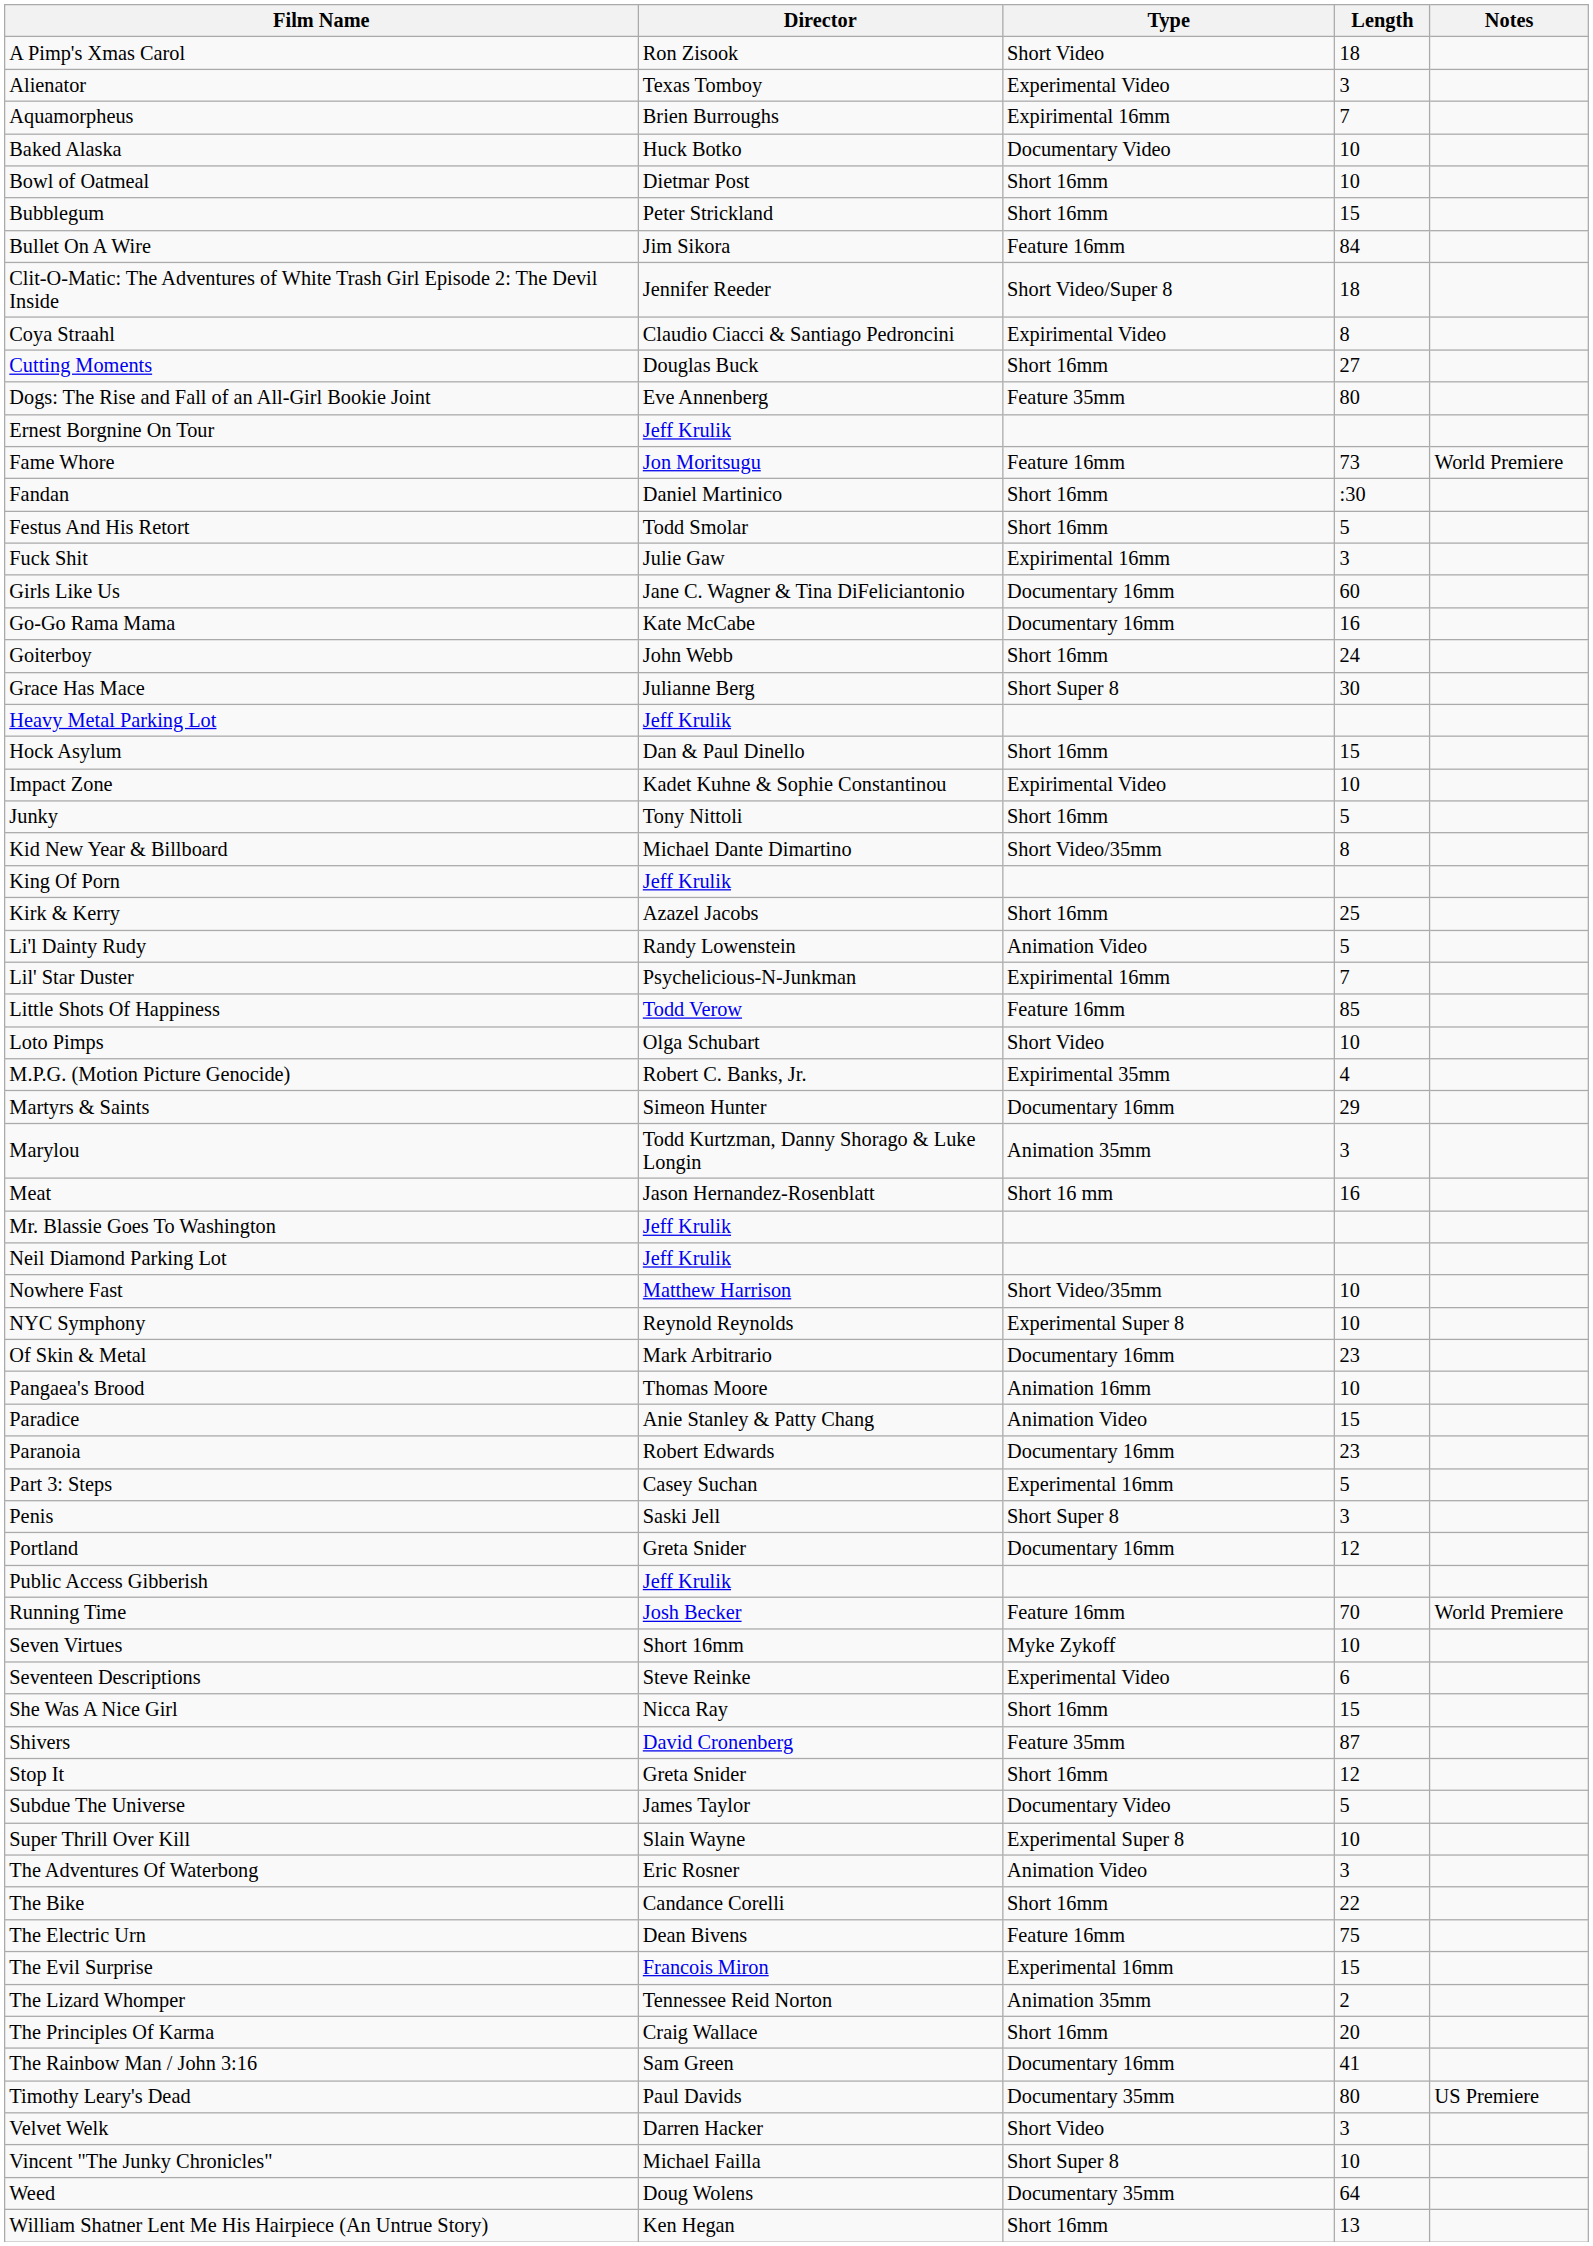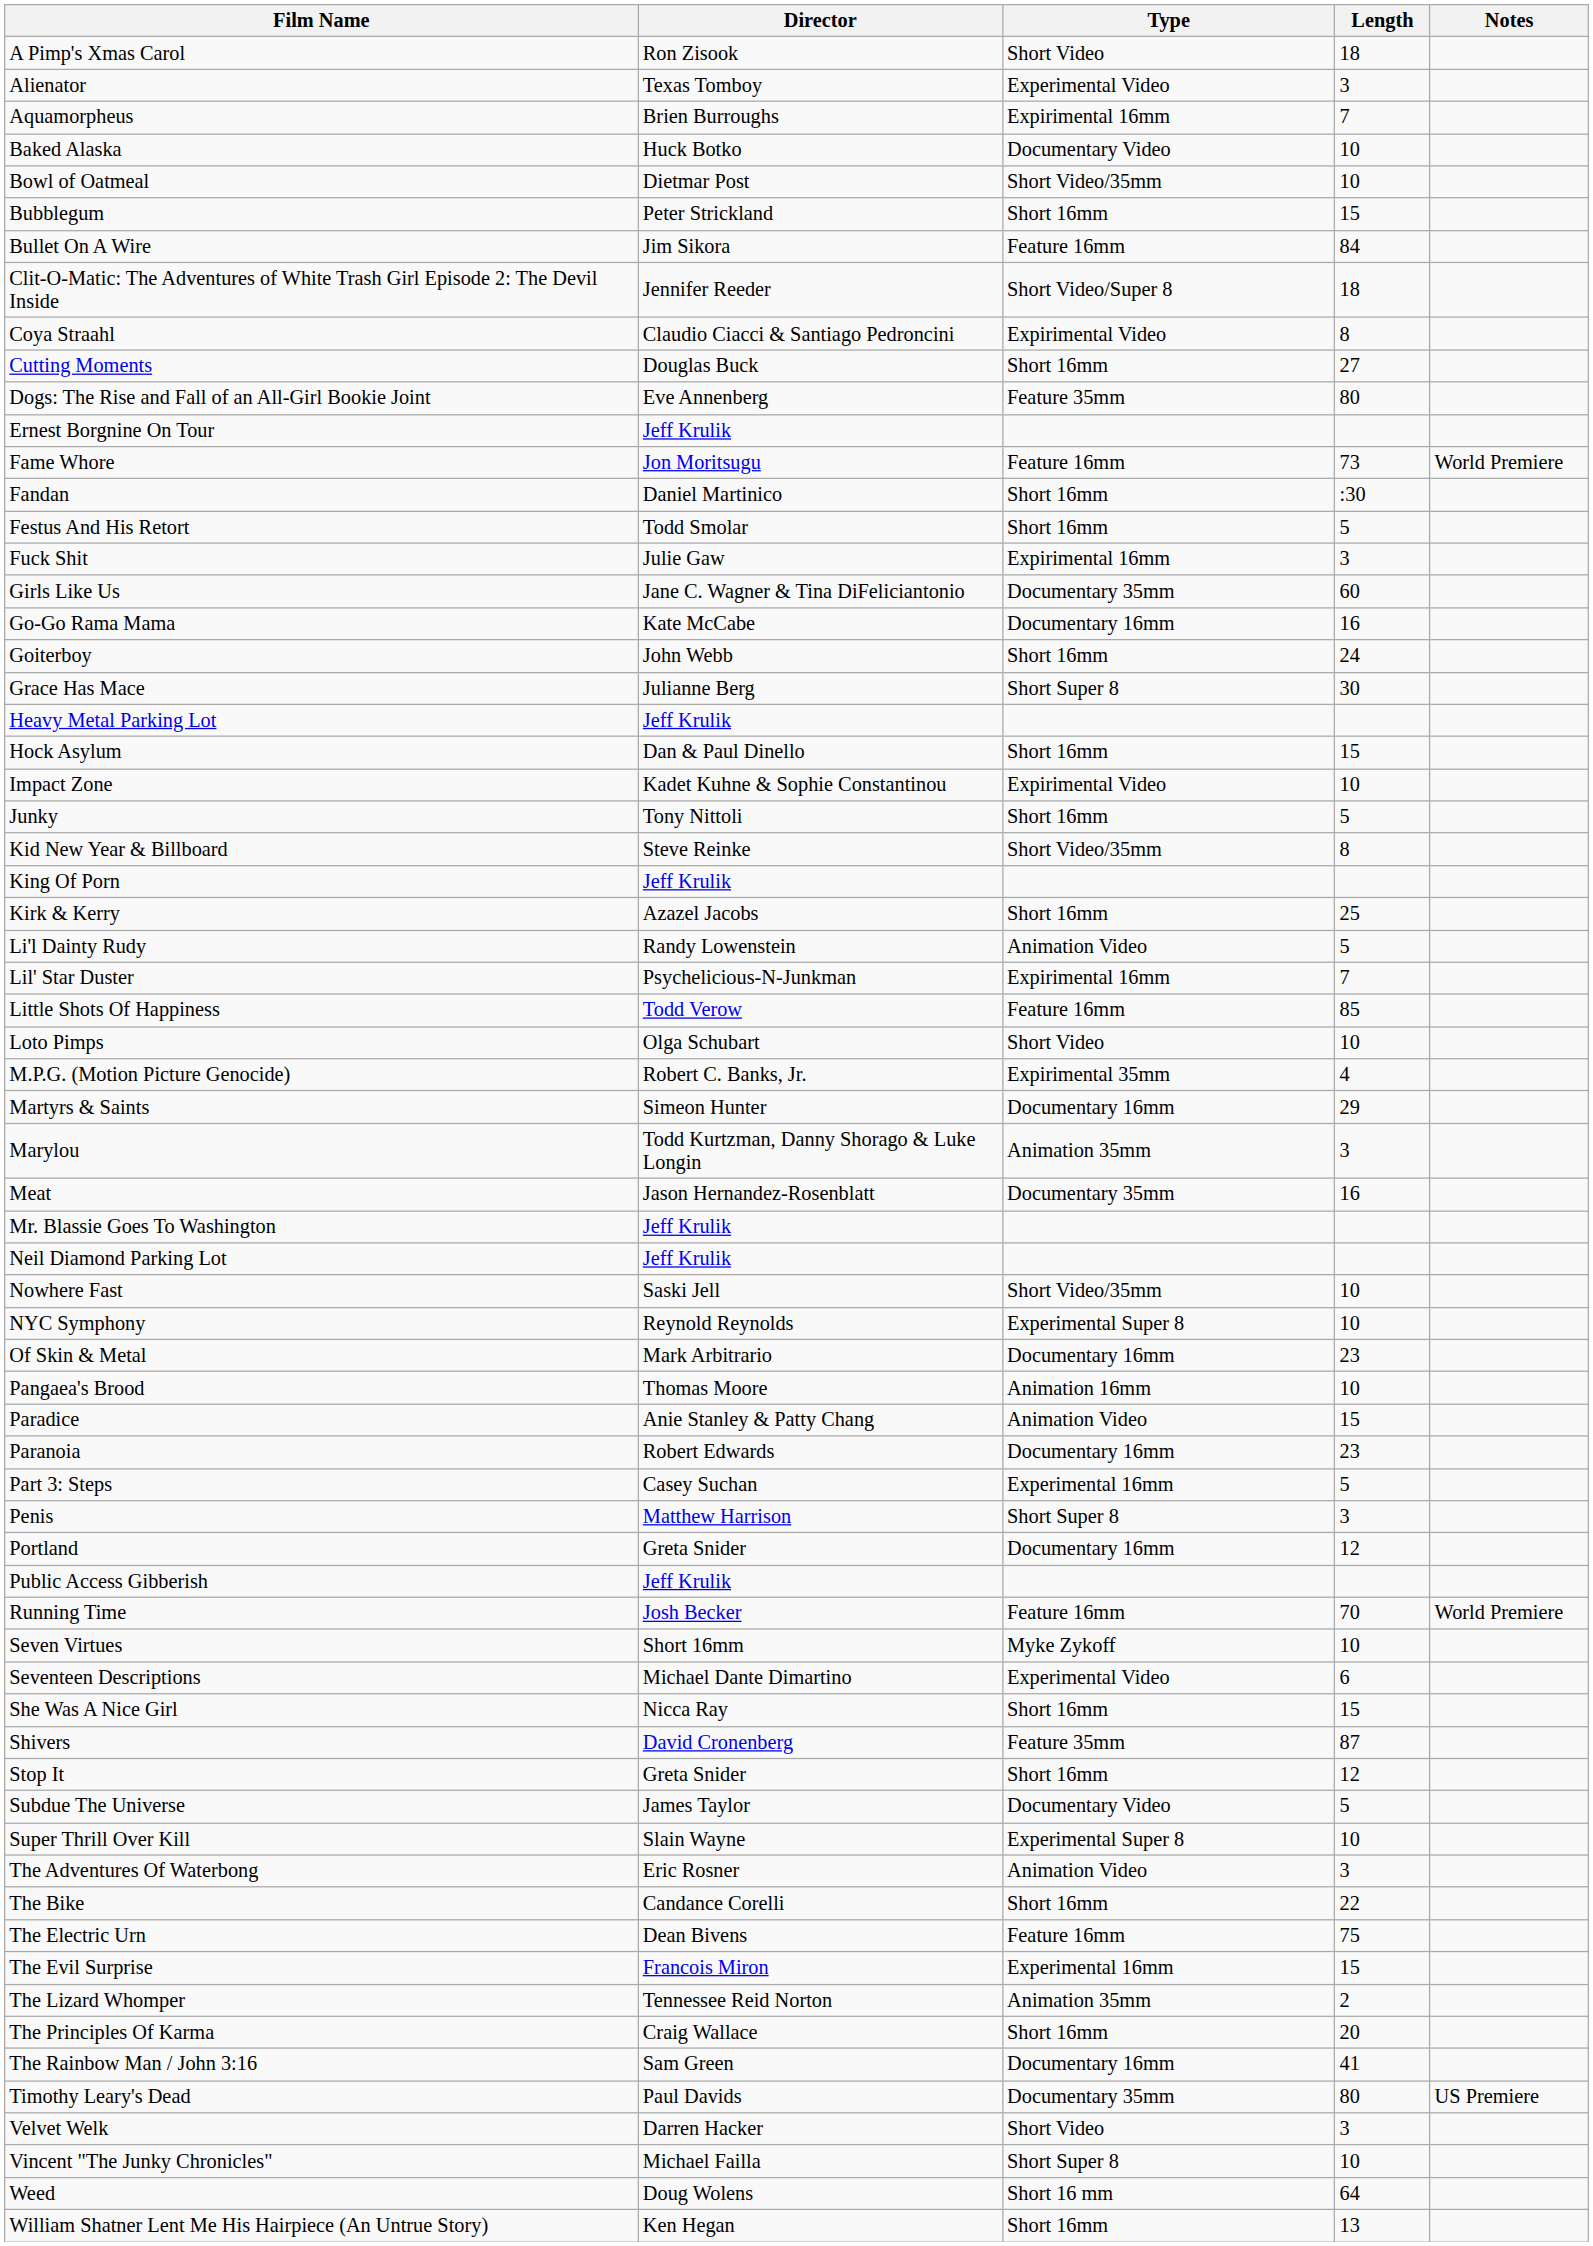(1058, 181) Short 16mm -> (1084, 181) Short Video/35mm
(1091, 591) Documentary 16mm -> (1091, 591) Documentary 35mm
(747, 849) Michael Dante Dimartino -> (697, 849) Steve Reinke
(1060, 1194) Short 16 mm -> (1091, 1194) Documentary 35mm
(717, 1290) Matthew Harrison -> (681, 1290) Saski Jell
(681, 1516) Saski Jell -> (717, 1516) Matthew Harrison
(697, 1677) Steve Reinke -> (747, 1677) Michael Dante Dimartino
(1091, 2193) Documentary 35mm -> (1060, 2193) Short 16 mm
